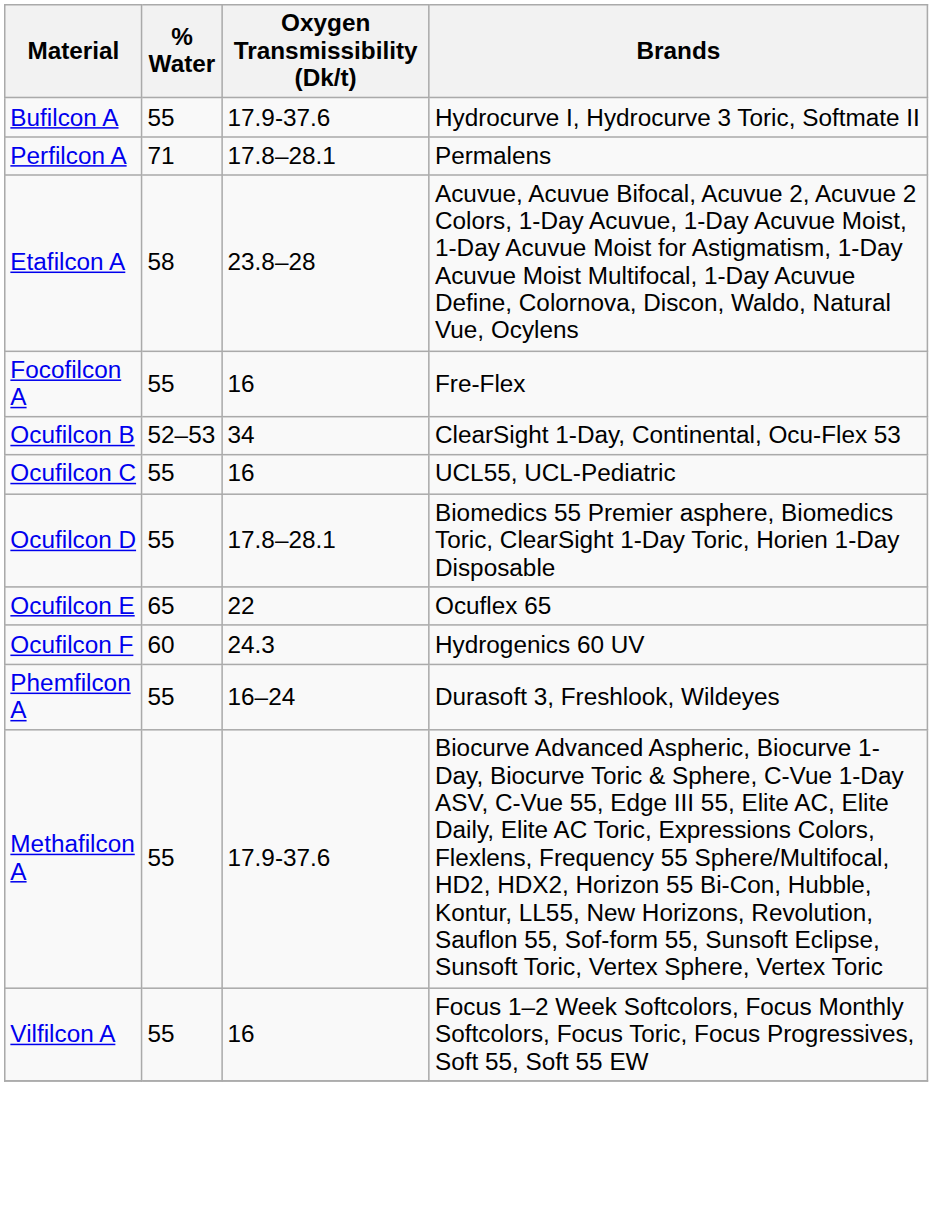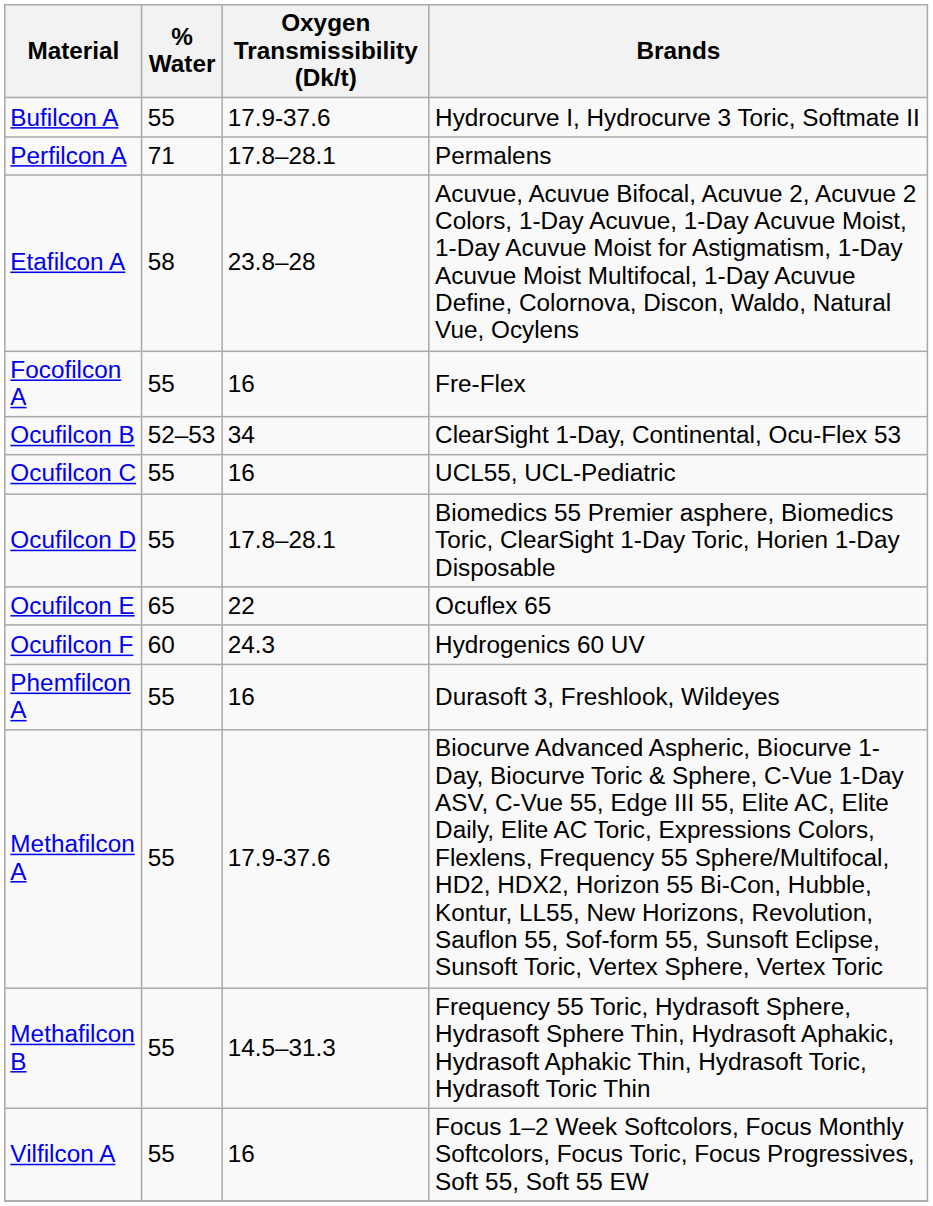(261, 696) 16–24 -> (241, 696) 16
+ row: (73, 1047)
